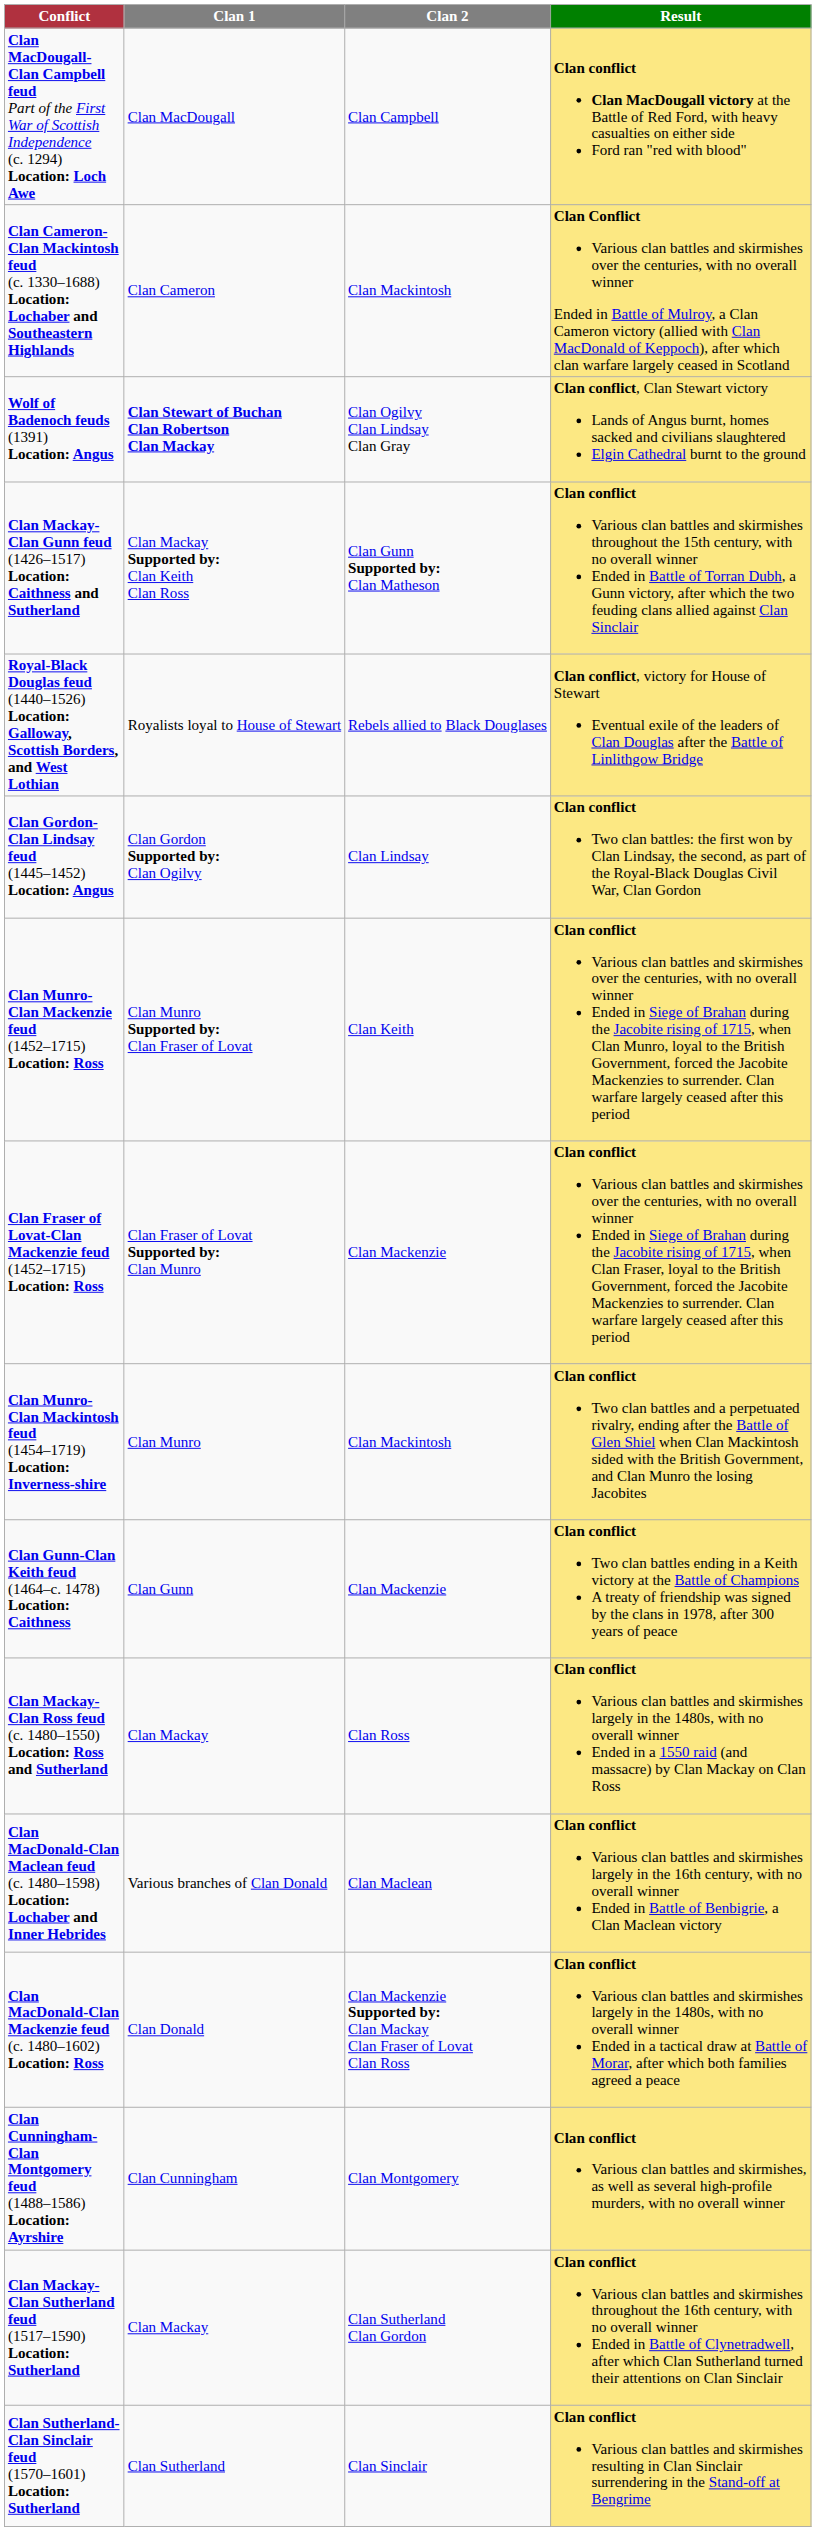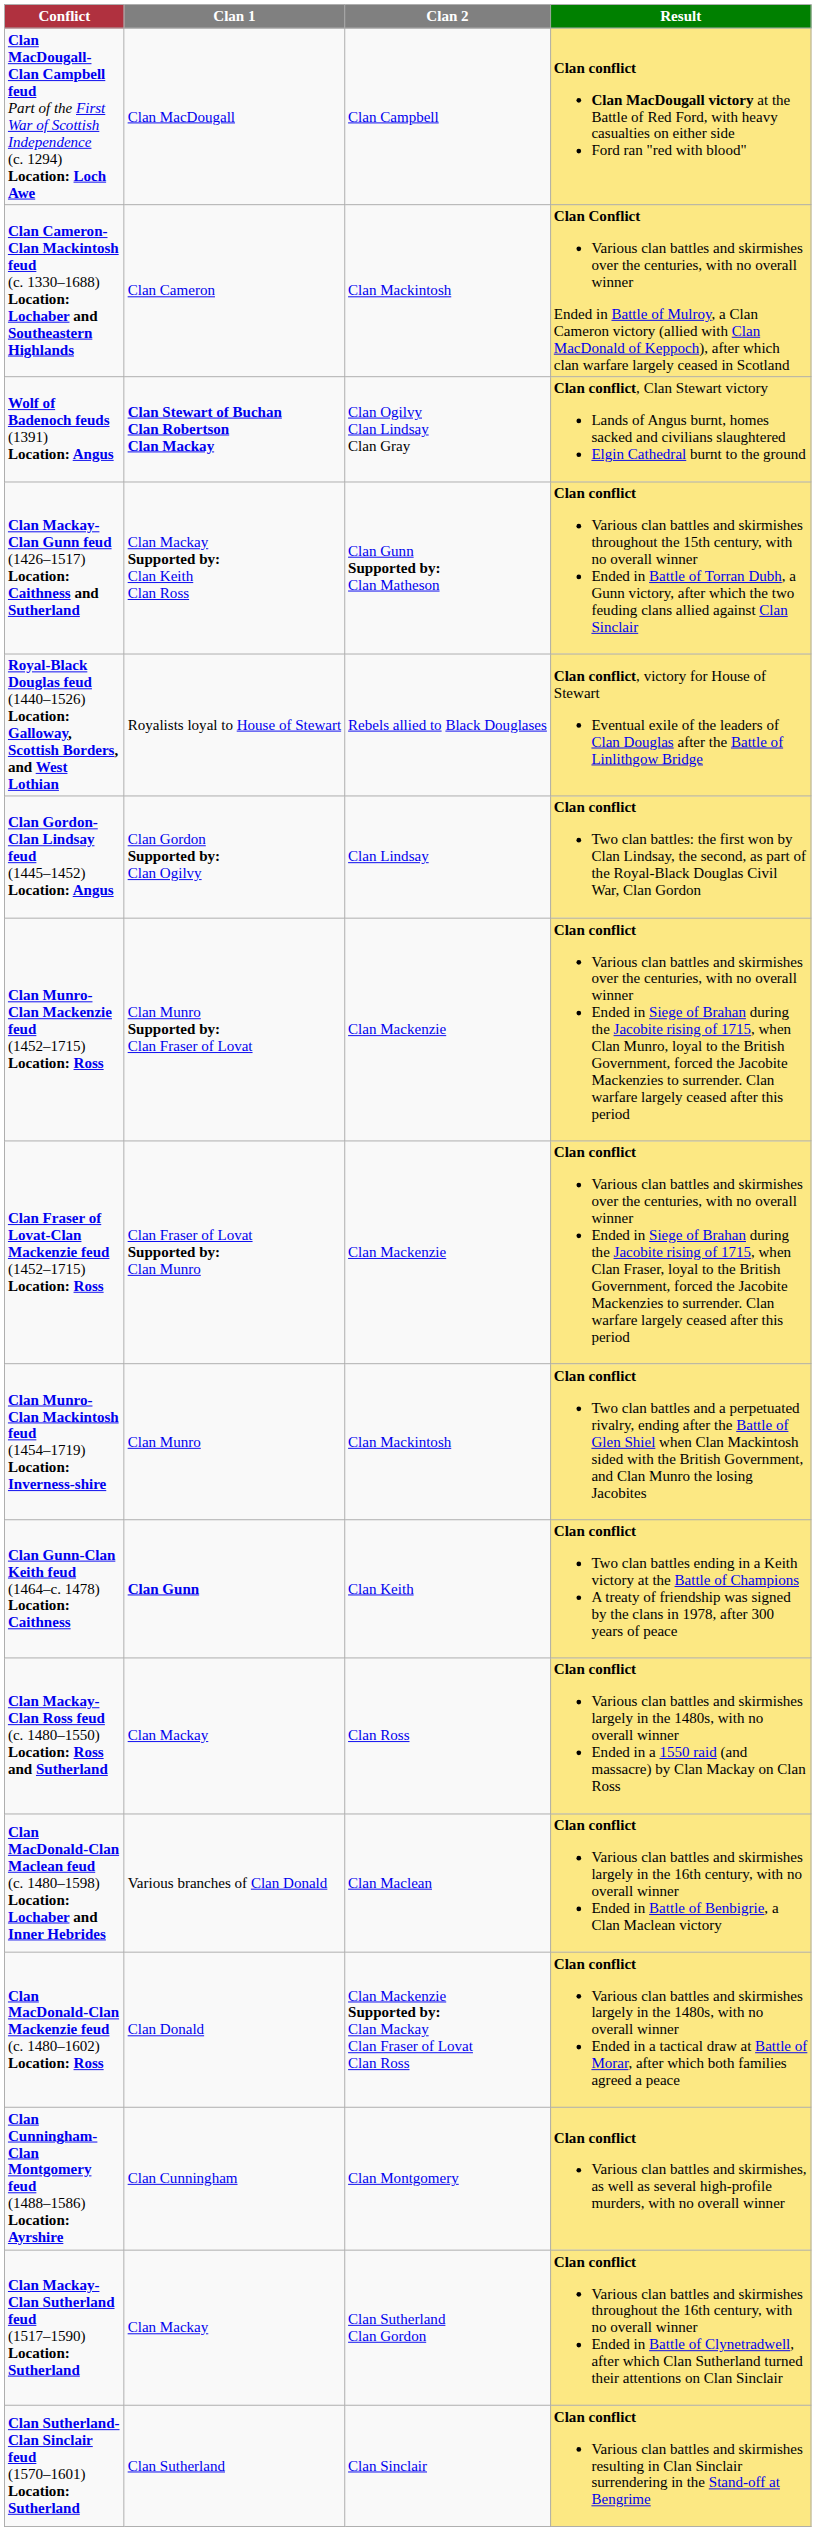(381, 1029) Clan Keith -> (397, 1029) Clan Mackenzie
(160, 1588) normal -> (163, 1588) bold
(397, 1588) Clan Mackenzie -> (381, 1588) Clan Keith
